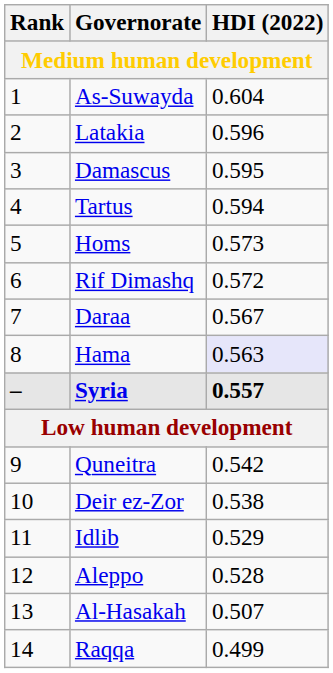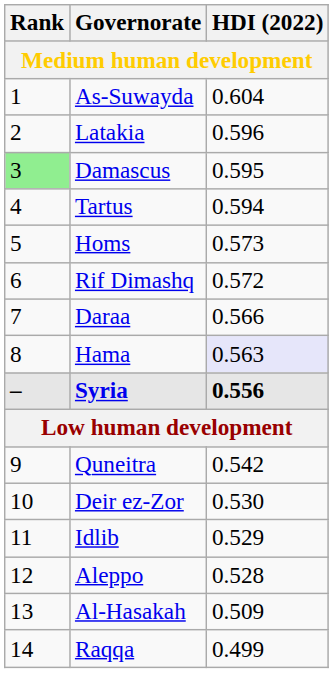(16, 170) no background -> (16, 170) lightgreen background
(238, 317) 0.567 -> (238, 317) 0.566
(238, 390) 0.557 -> (238, 390) 0.556
(238, 501) 0.538 -> (238, 501) 0.530
(238, 611) 0.507 -> (238, 611) 0.509
